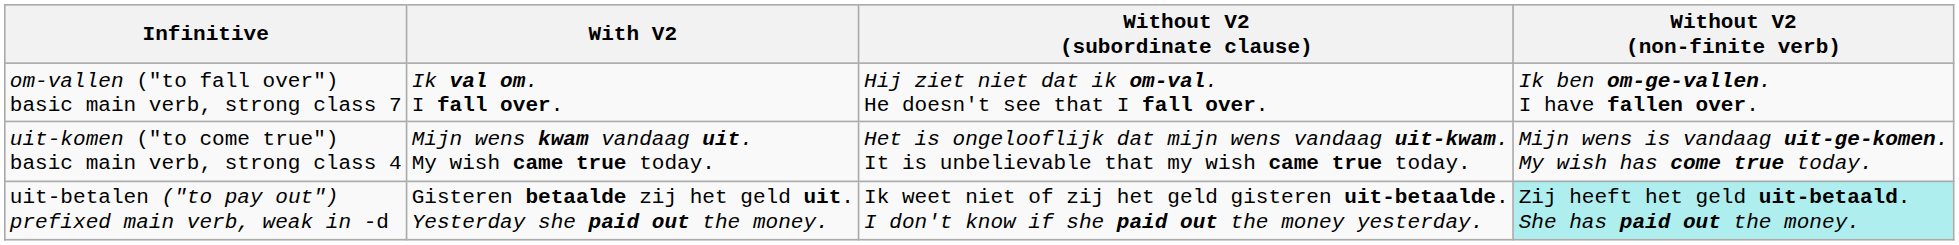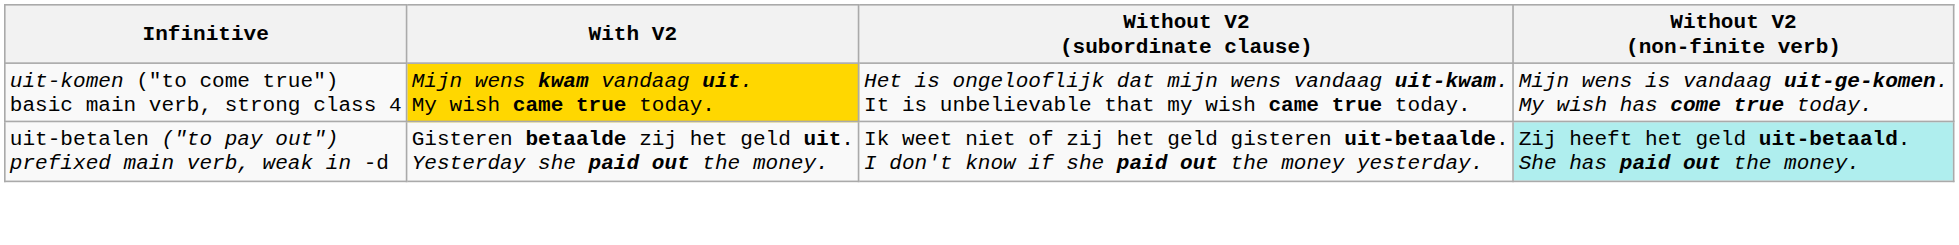- row: (206, 93)
(582, 151) no background -> (582, 93) gold background
